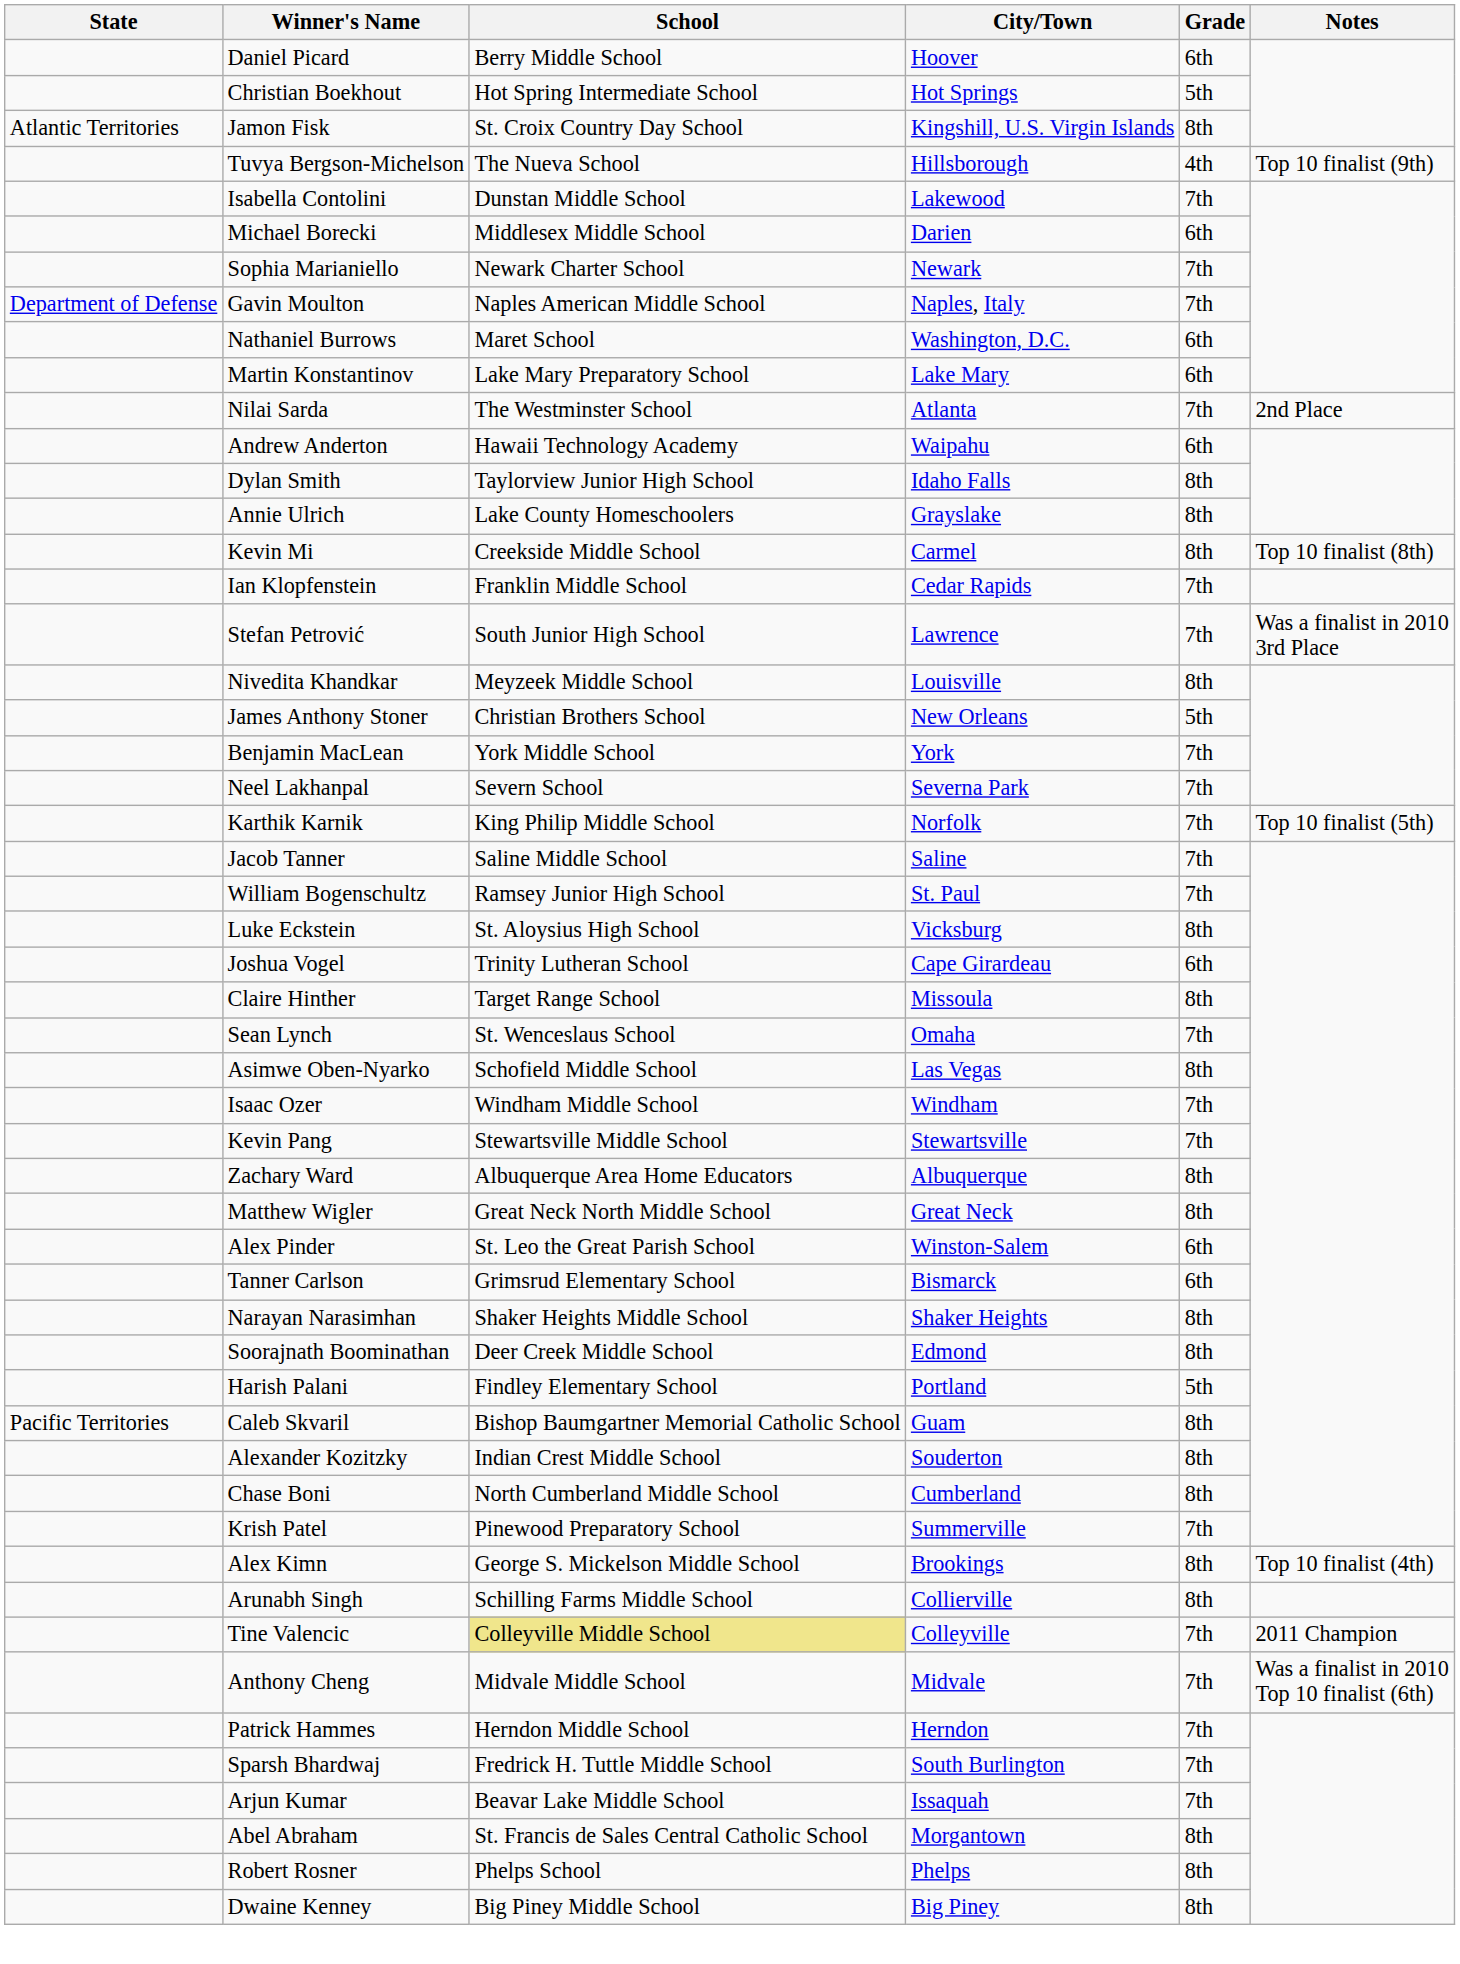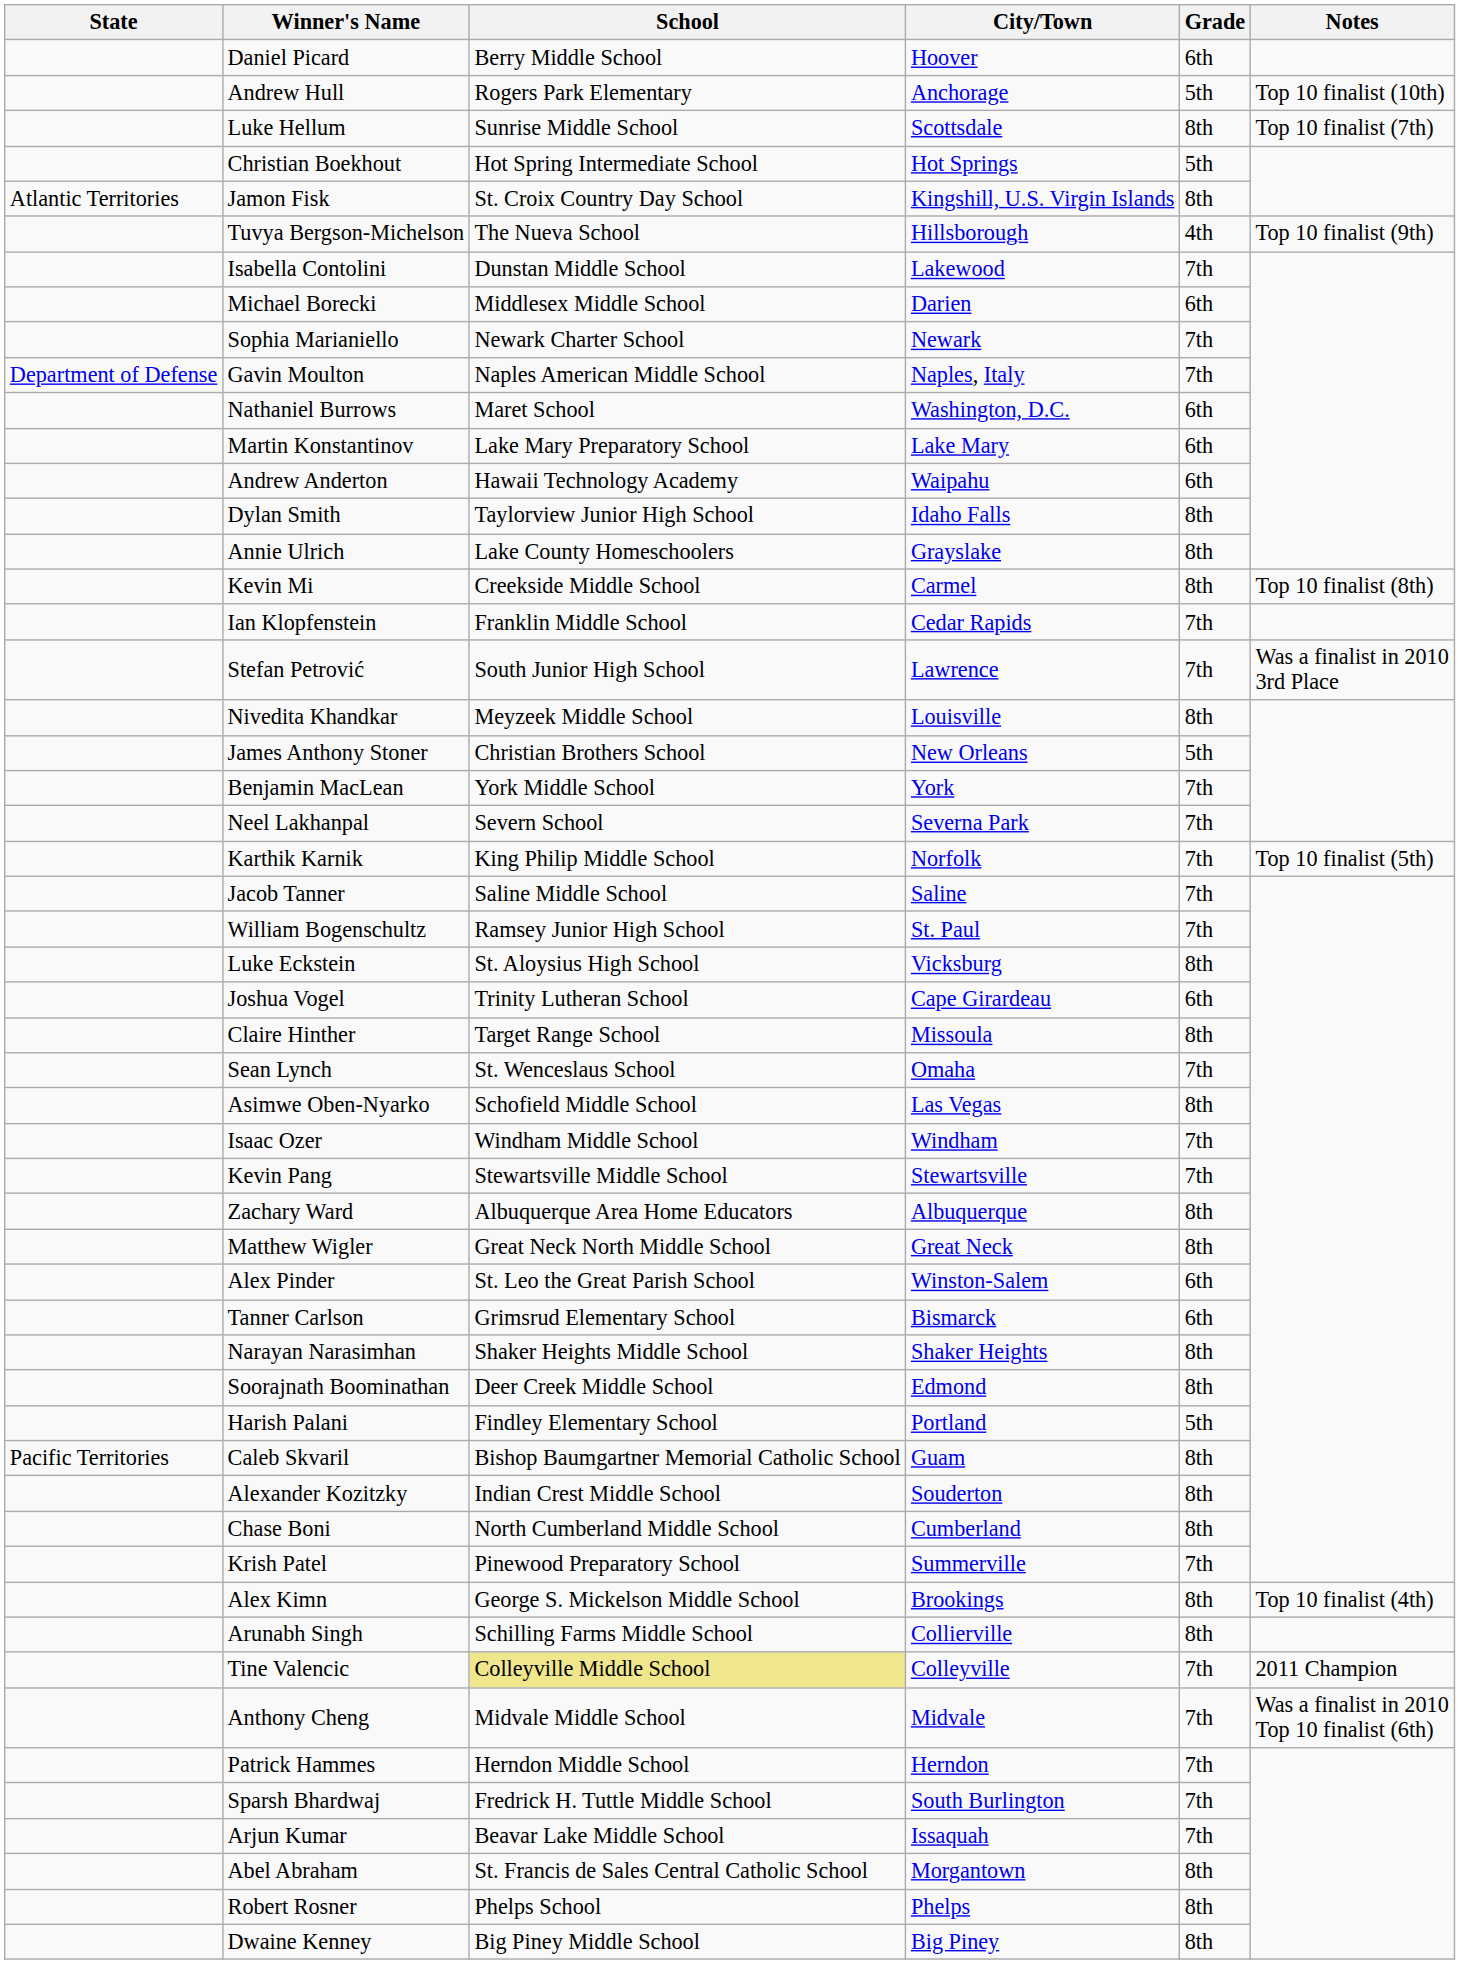+ row: (286, 92)
+ row: (287, 127)
- row: (278, 410)
